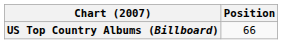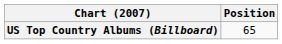(250, 30) 66 -> (250, 30) 65
